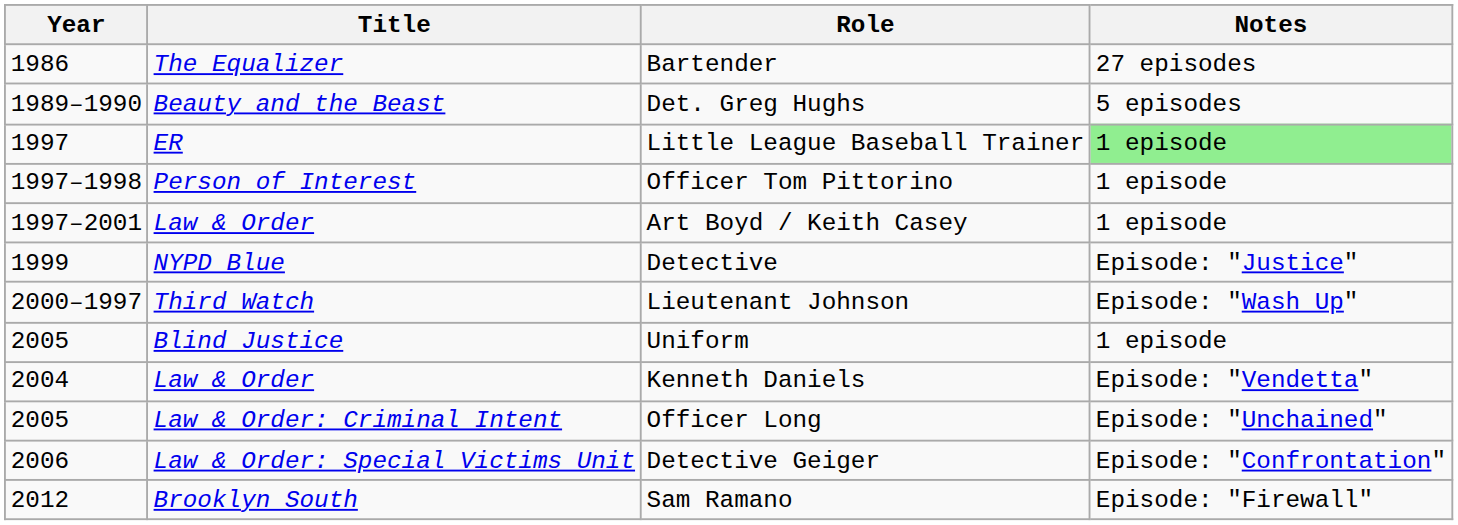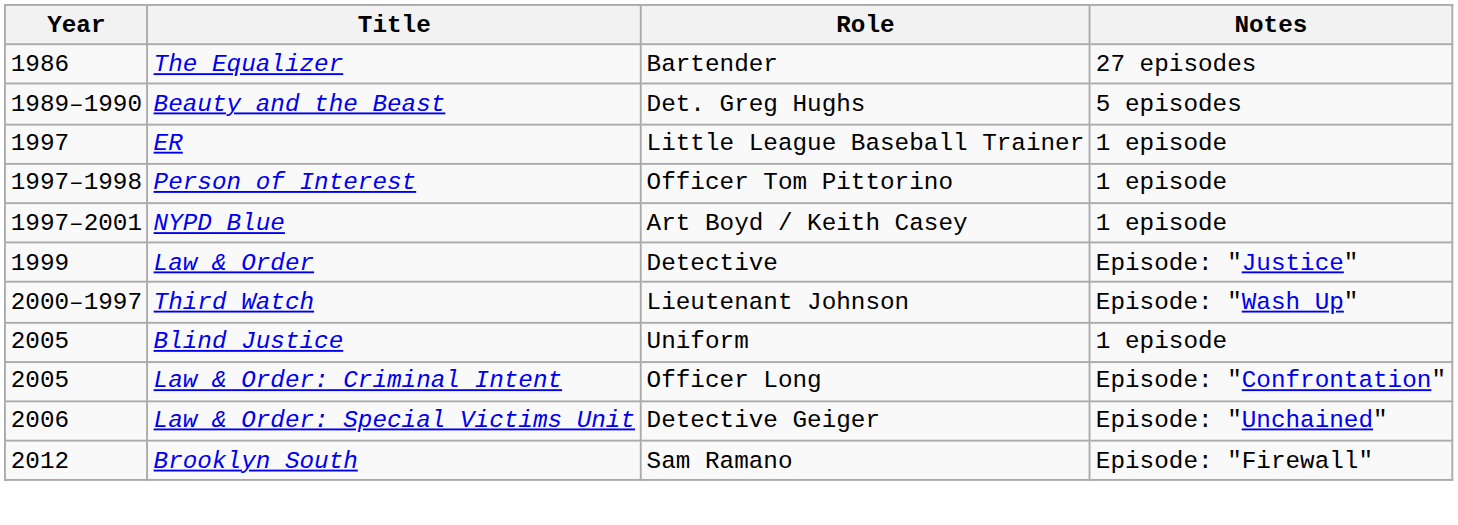(1162, 144) lightgreen background -> (1162, 144) no background
(234, 223) Law & Order -> (219, 223) NYPD Blue
(219, 262) NYPD Blue -> (234, 262) Law & Order
- row: (756, 381)
(1242, 421) Episode: "Unchained" -> (1271, 381) Episode: "Confrontation"
(1271, 461) Episode: "Confrontation" -> (1242, 421) Episode: "Unchained"
